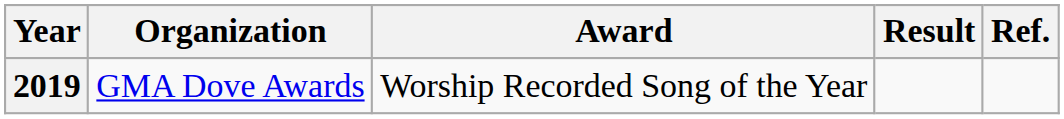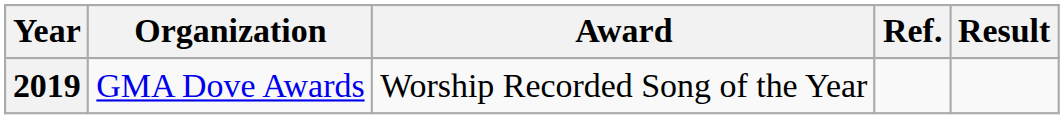columns swapped: (929, 31) <-> (1021, 31)
